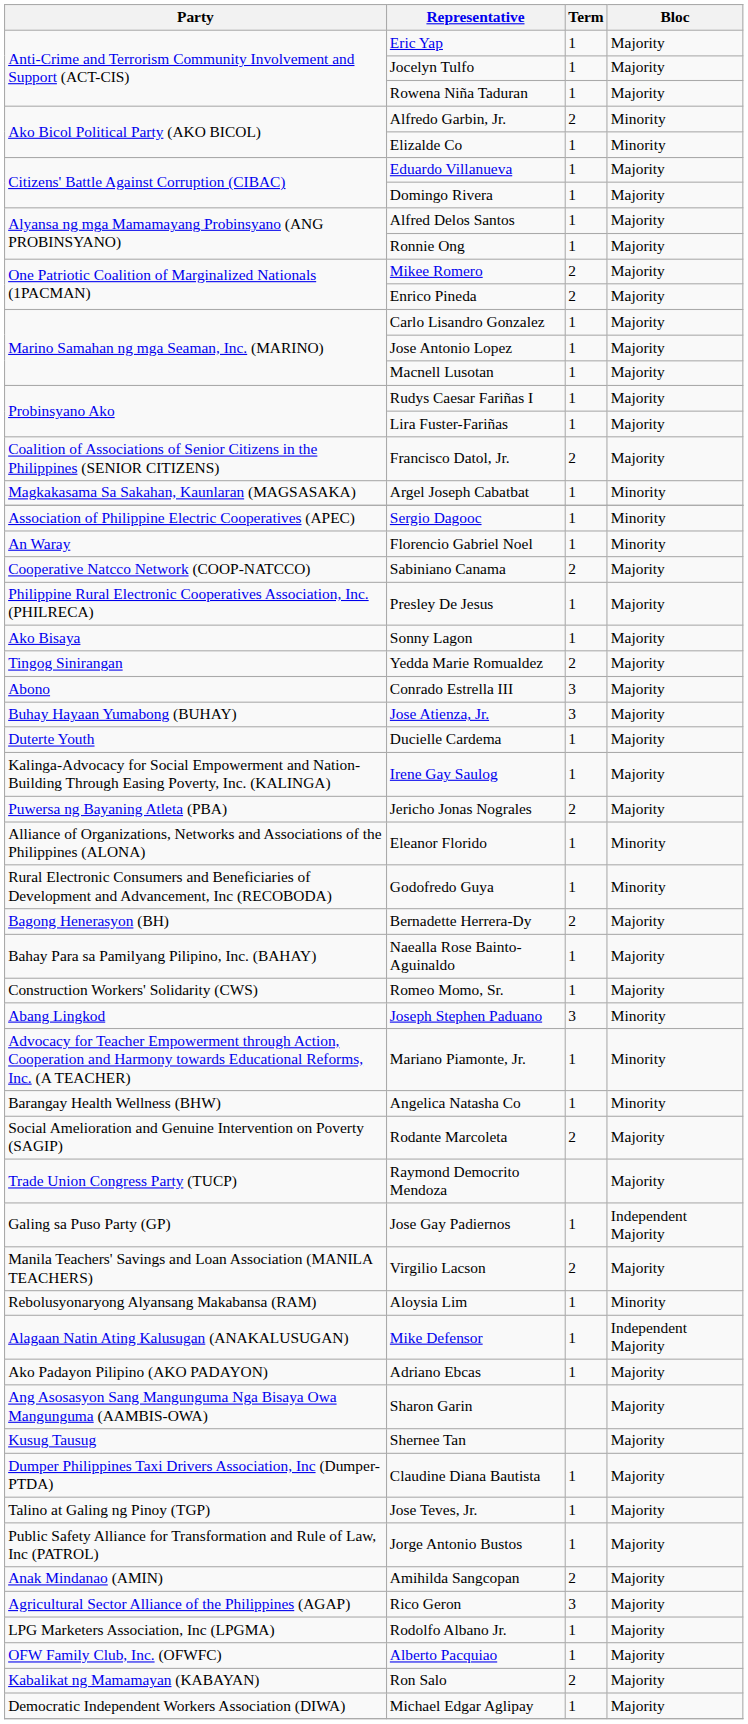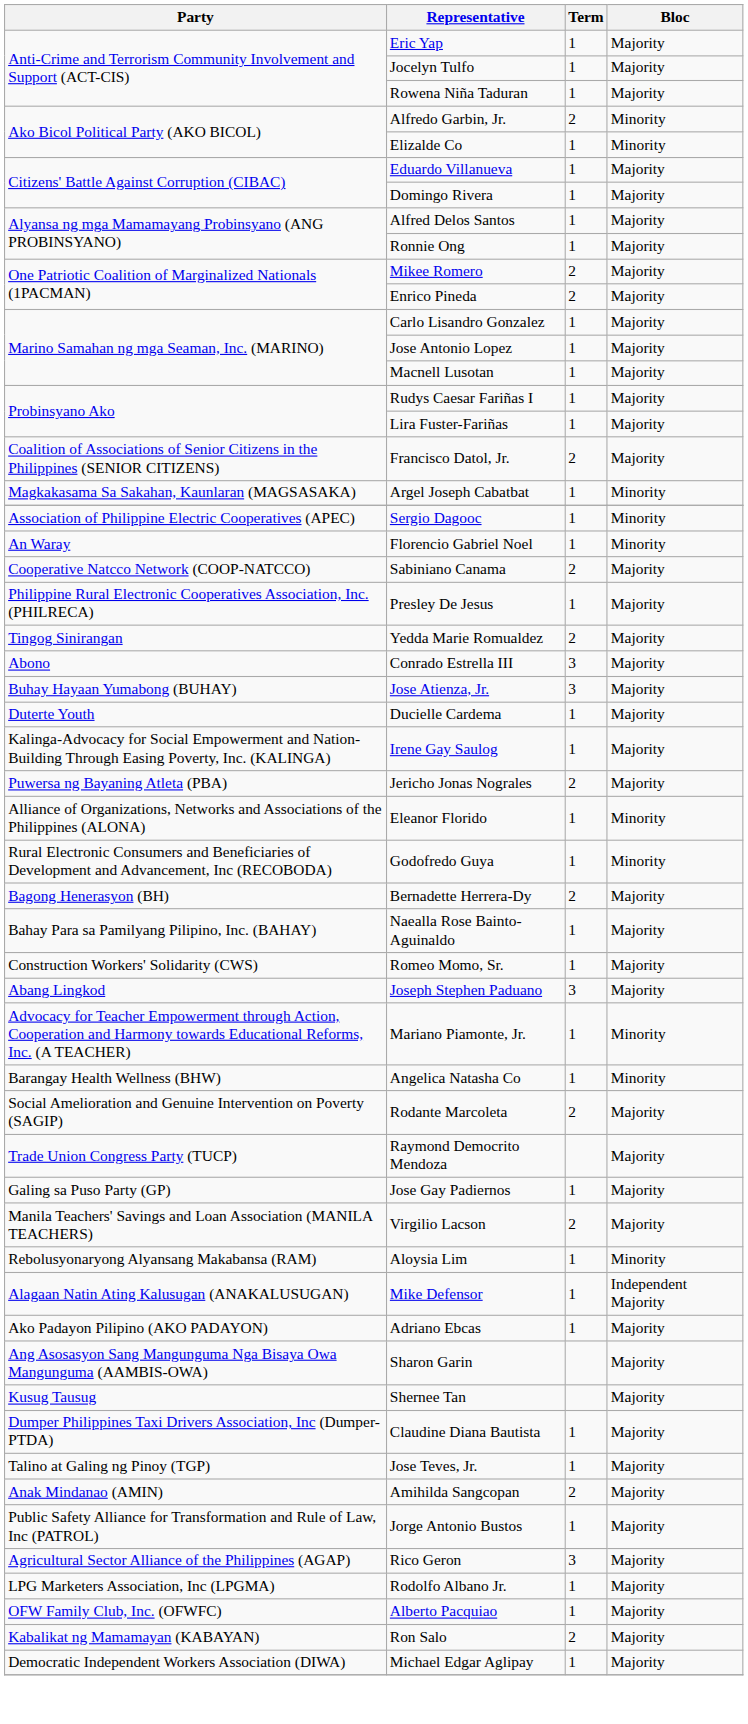- row: (431, 638)
(638, 1016) Minority -> (638, 990) Majority
(649, 1225) Independent Majority -> (638, 1190) Majority
rows swapped: (456, 1544) <-> (455, 1579)
